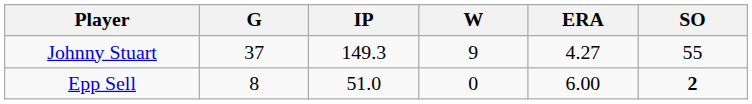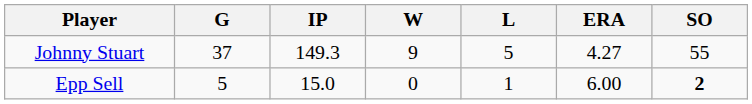+ column: (509, 20)
(254, 83) 8 -> (222, 83) 5
(364, 83) 51.0 -> (318, 83) 15.0
